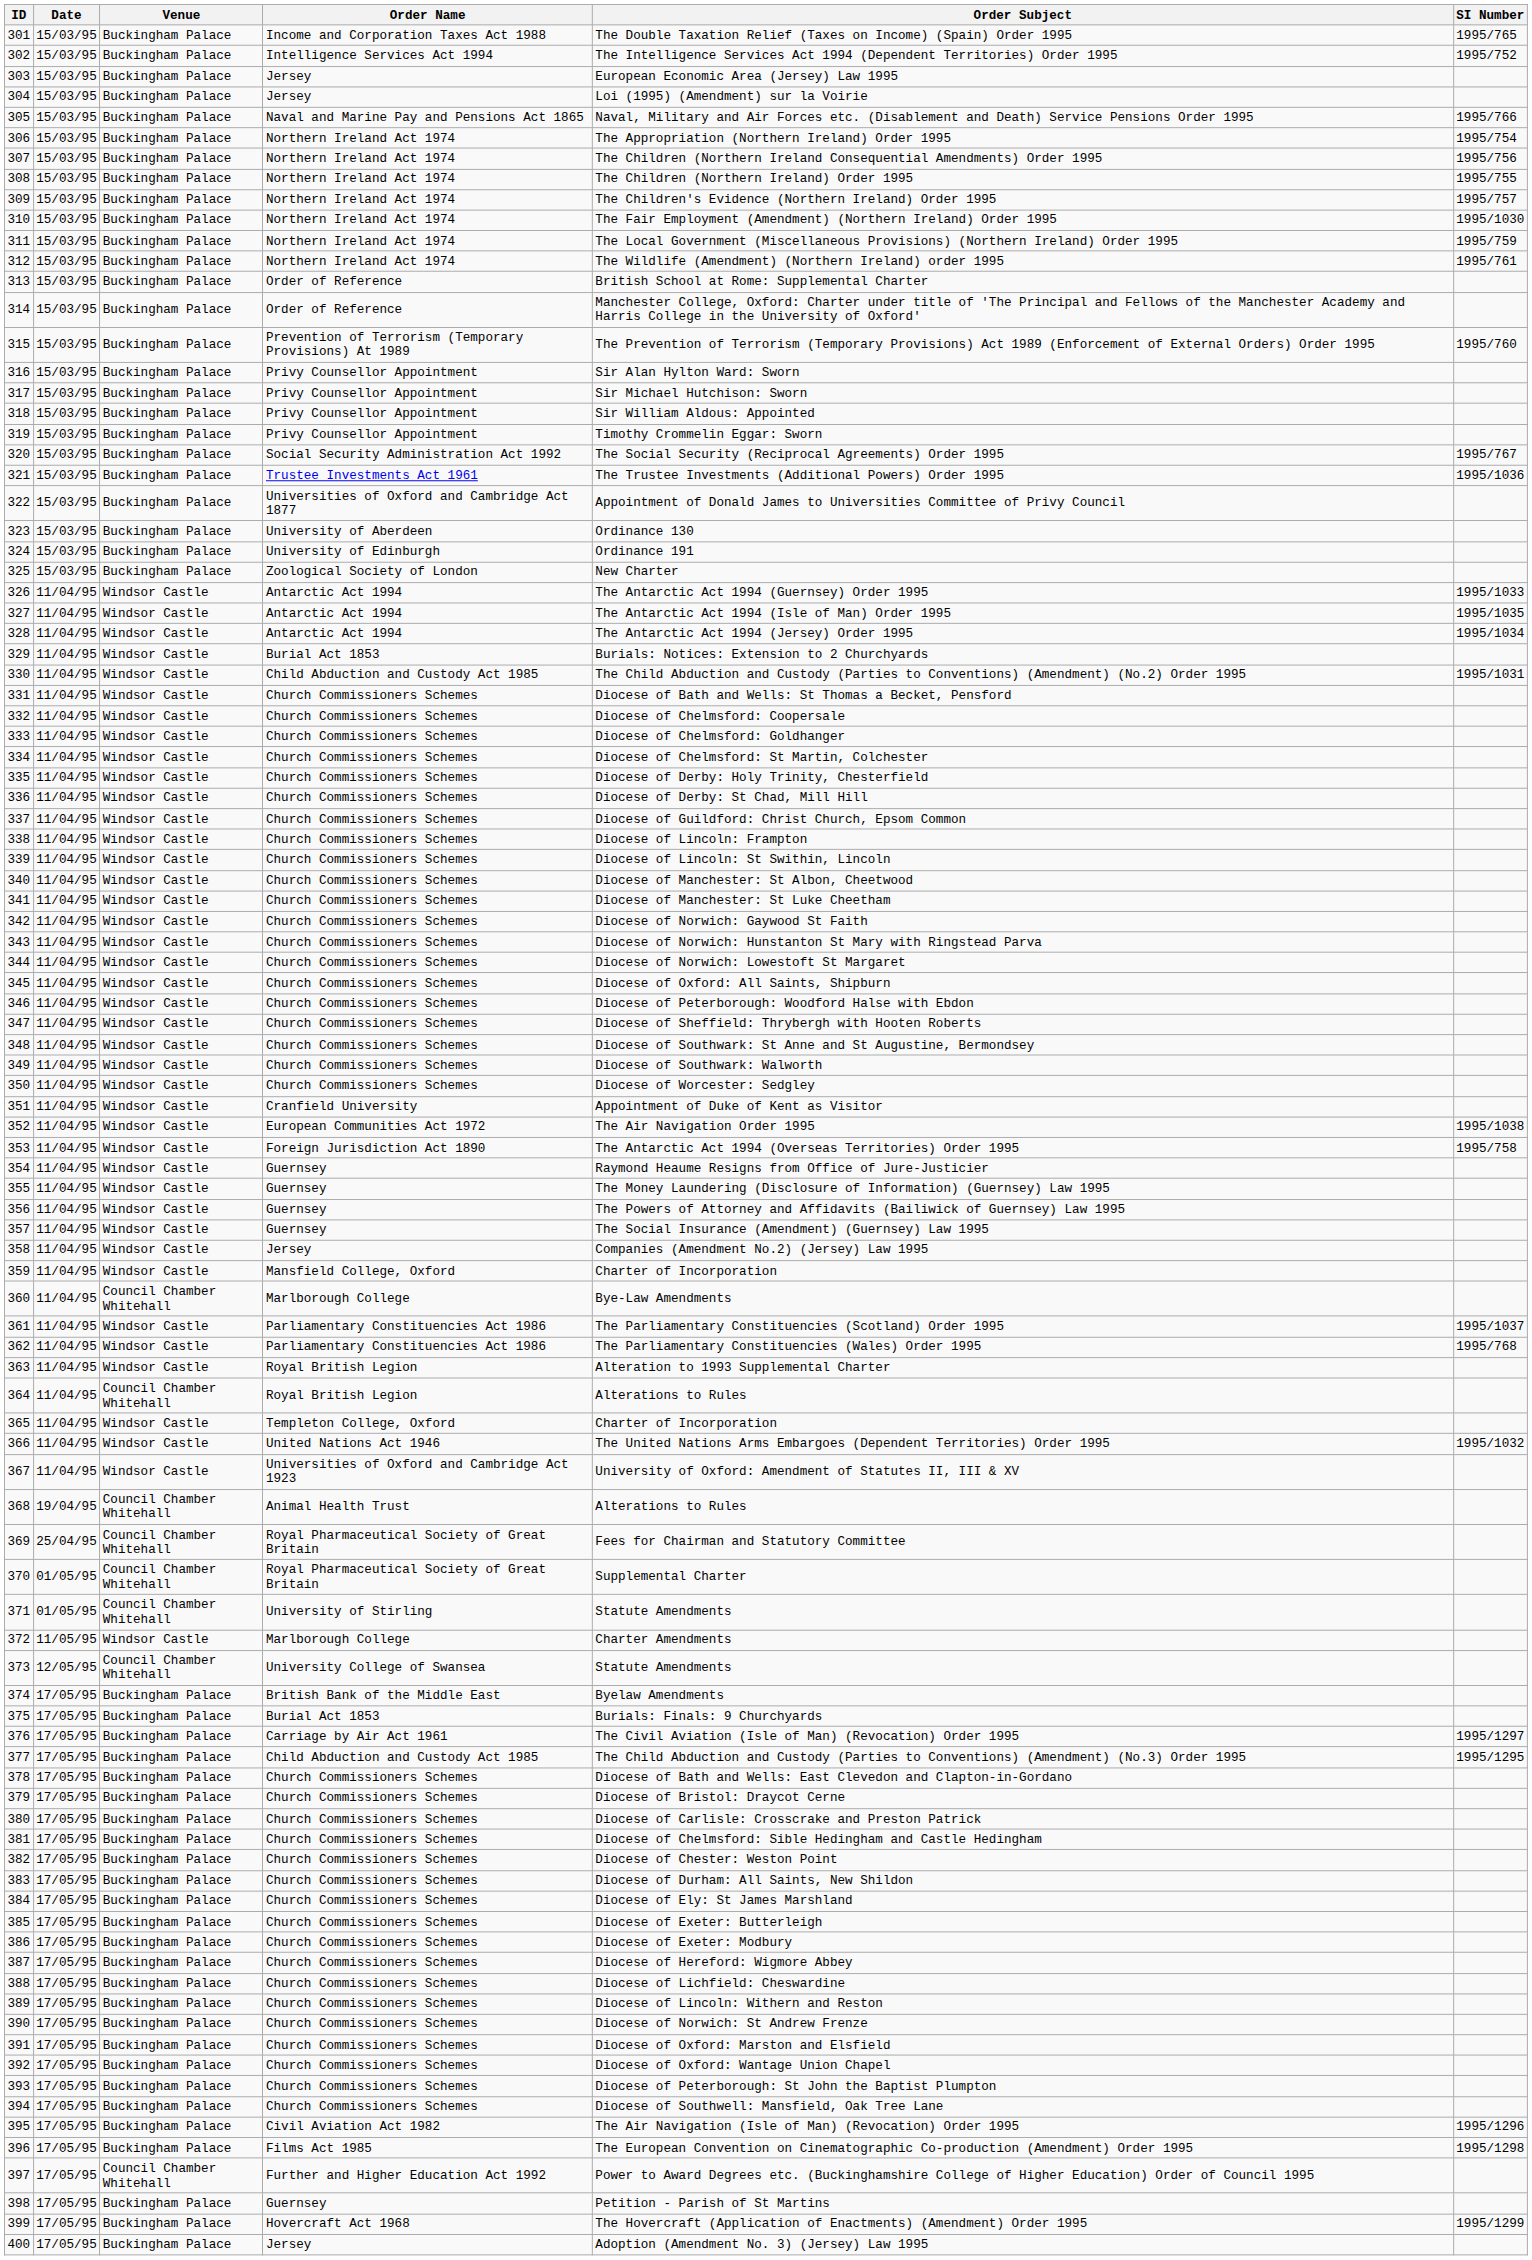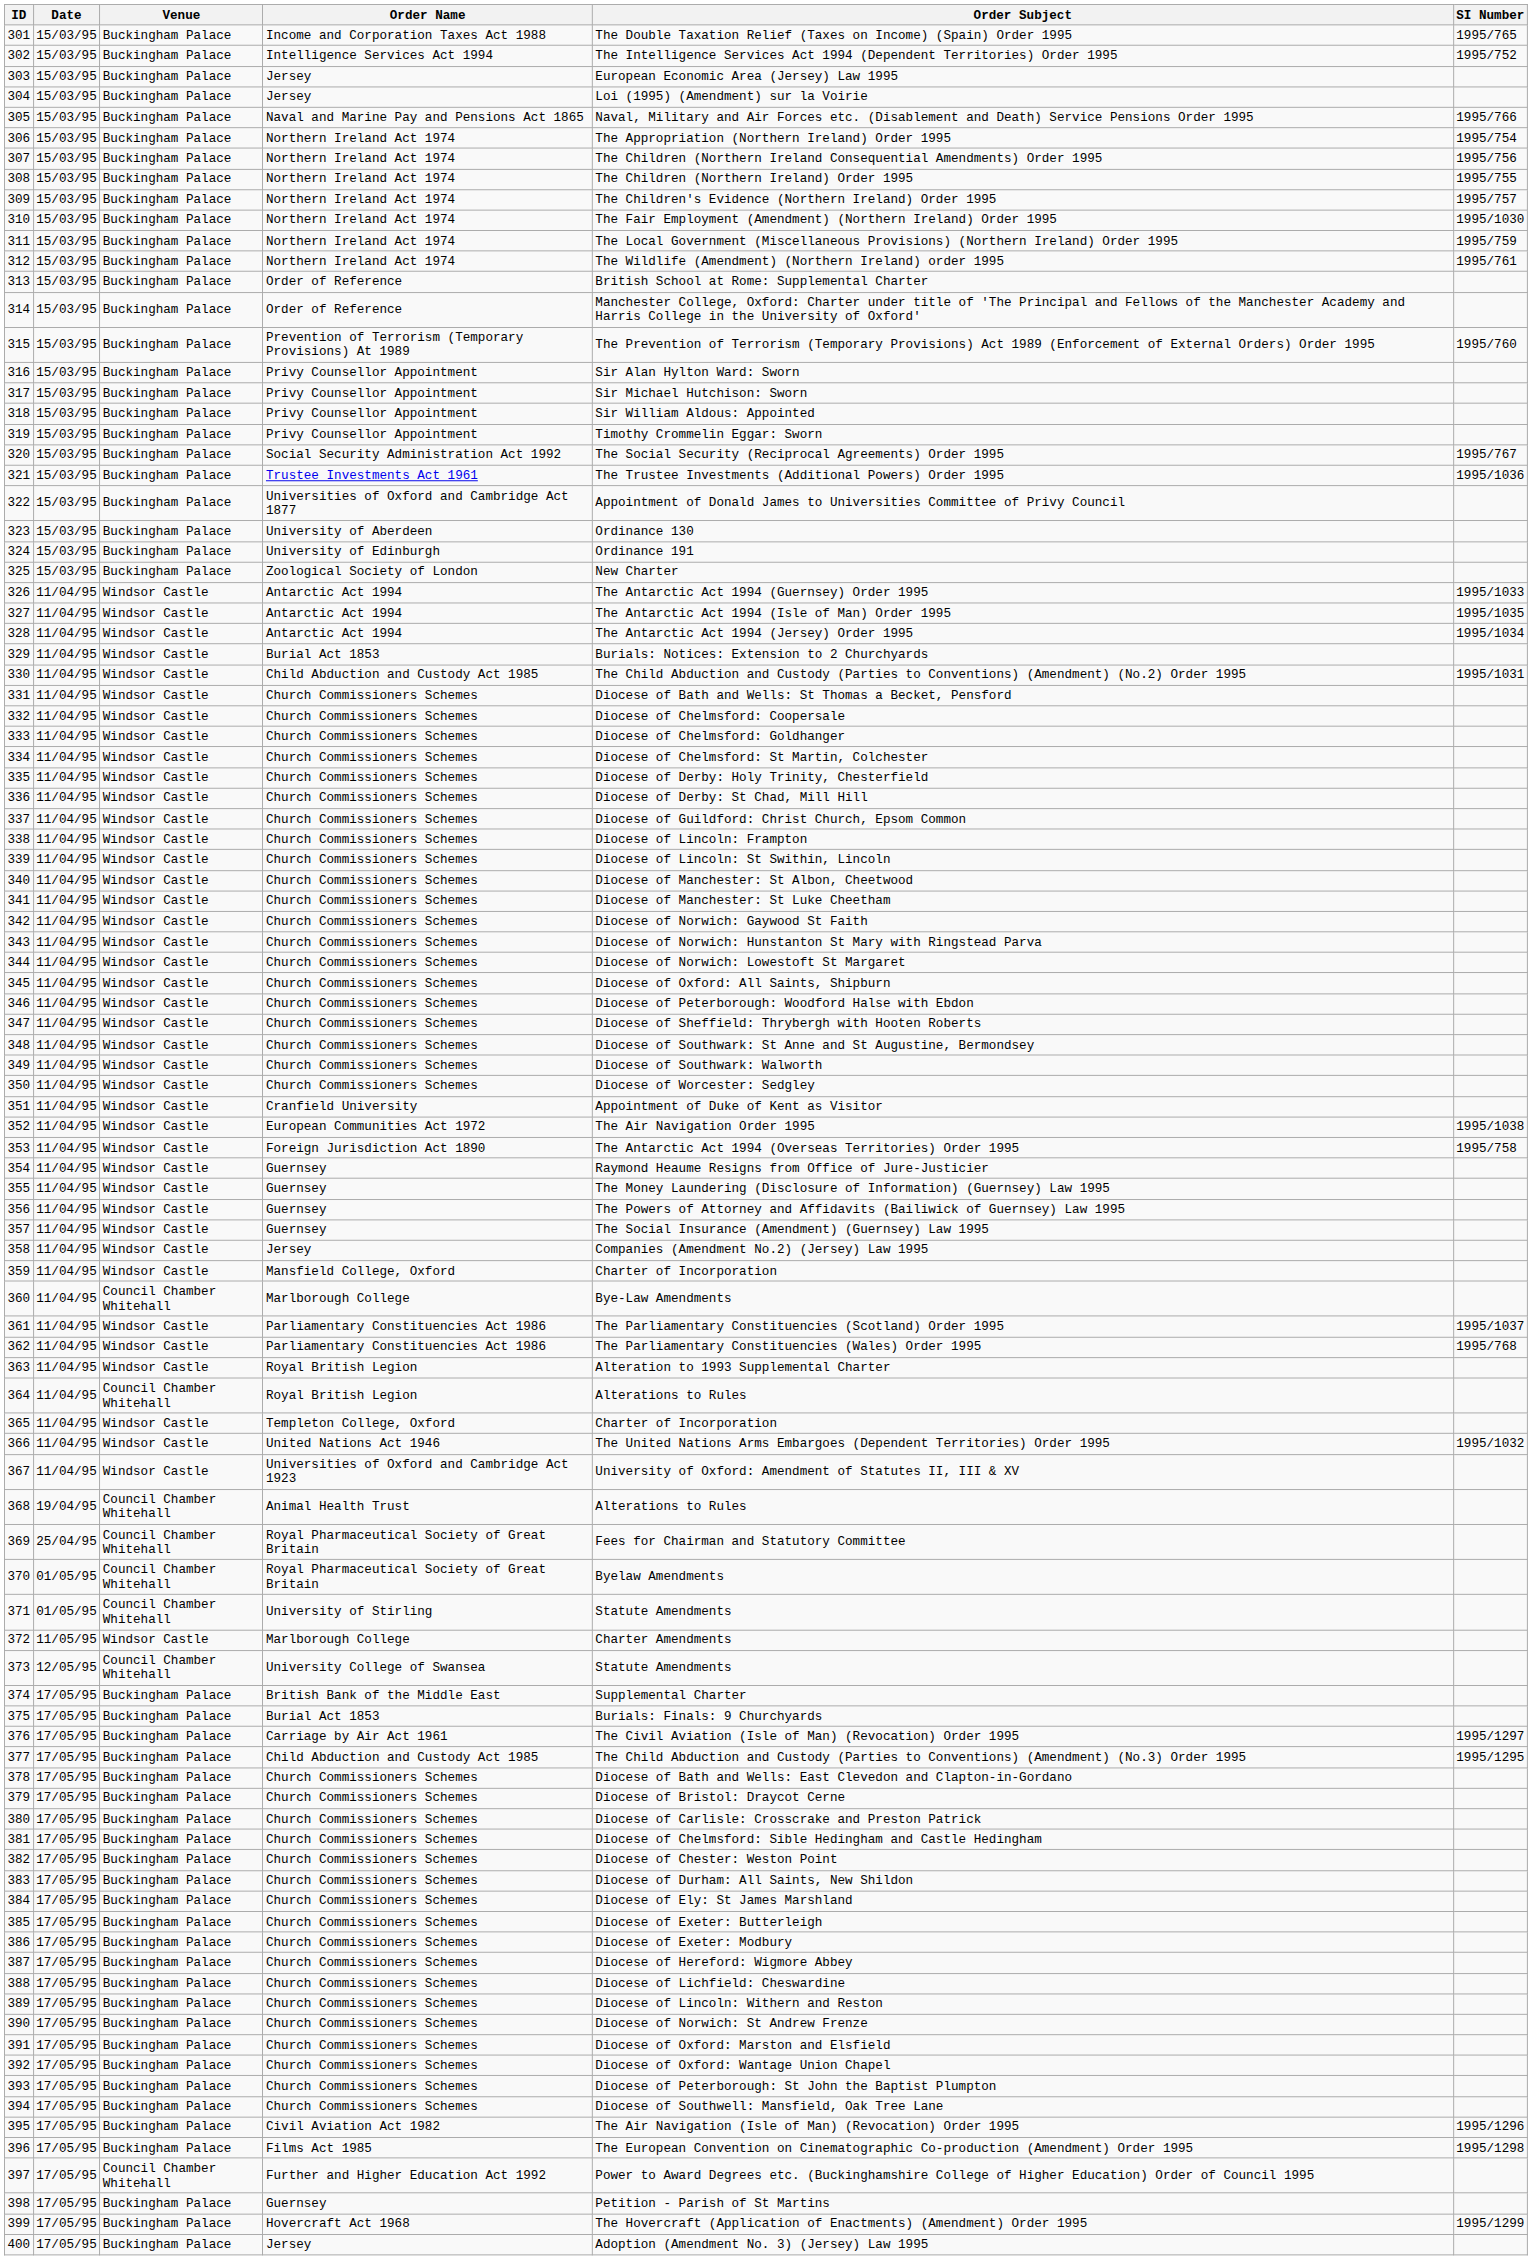(671, 1577) Supplemental Charter -> (660, 1577) Byelaw Amendments
(660, 1696) Byelaw Amendments -> (671, 1696) Supplemental Charter
